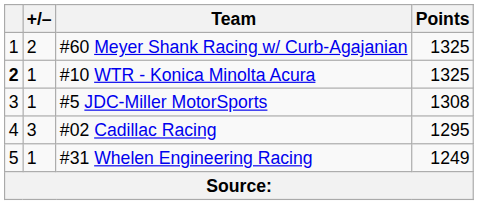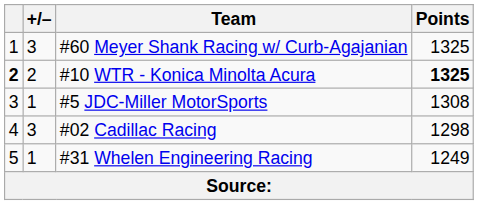(32, 47) 2 -> (32, 47) 3
(32, 75) 1 -> (32, 75) 2
(450, 75) normal -> (450, 75) bold
(450, 130) 1295 -> (450, 130) 1298
